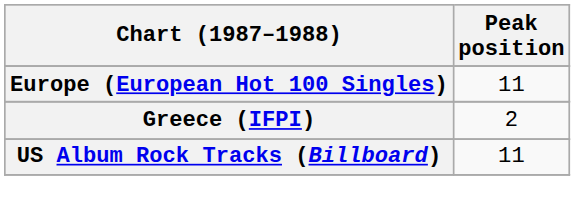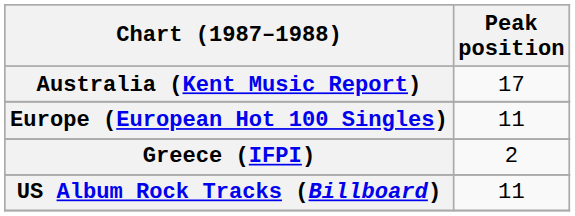+ row: (229, 84)
